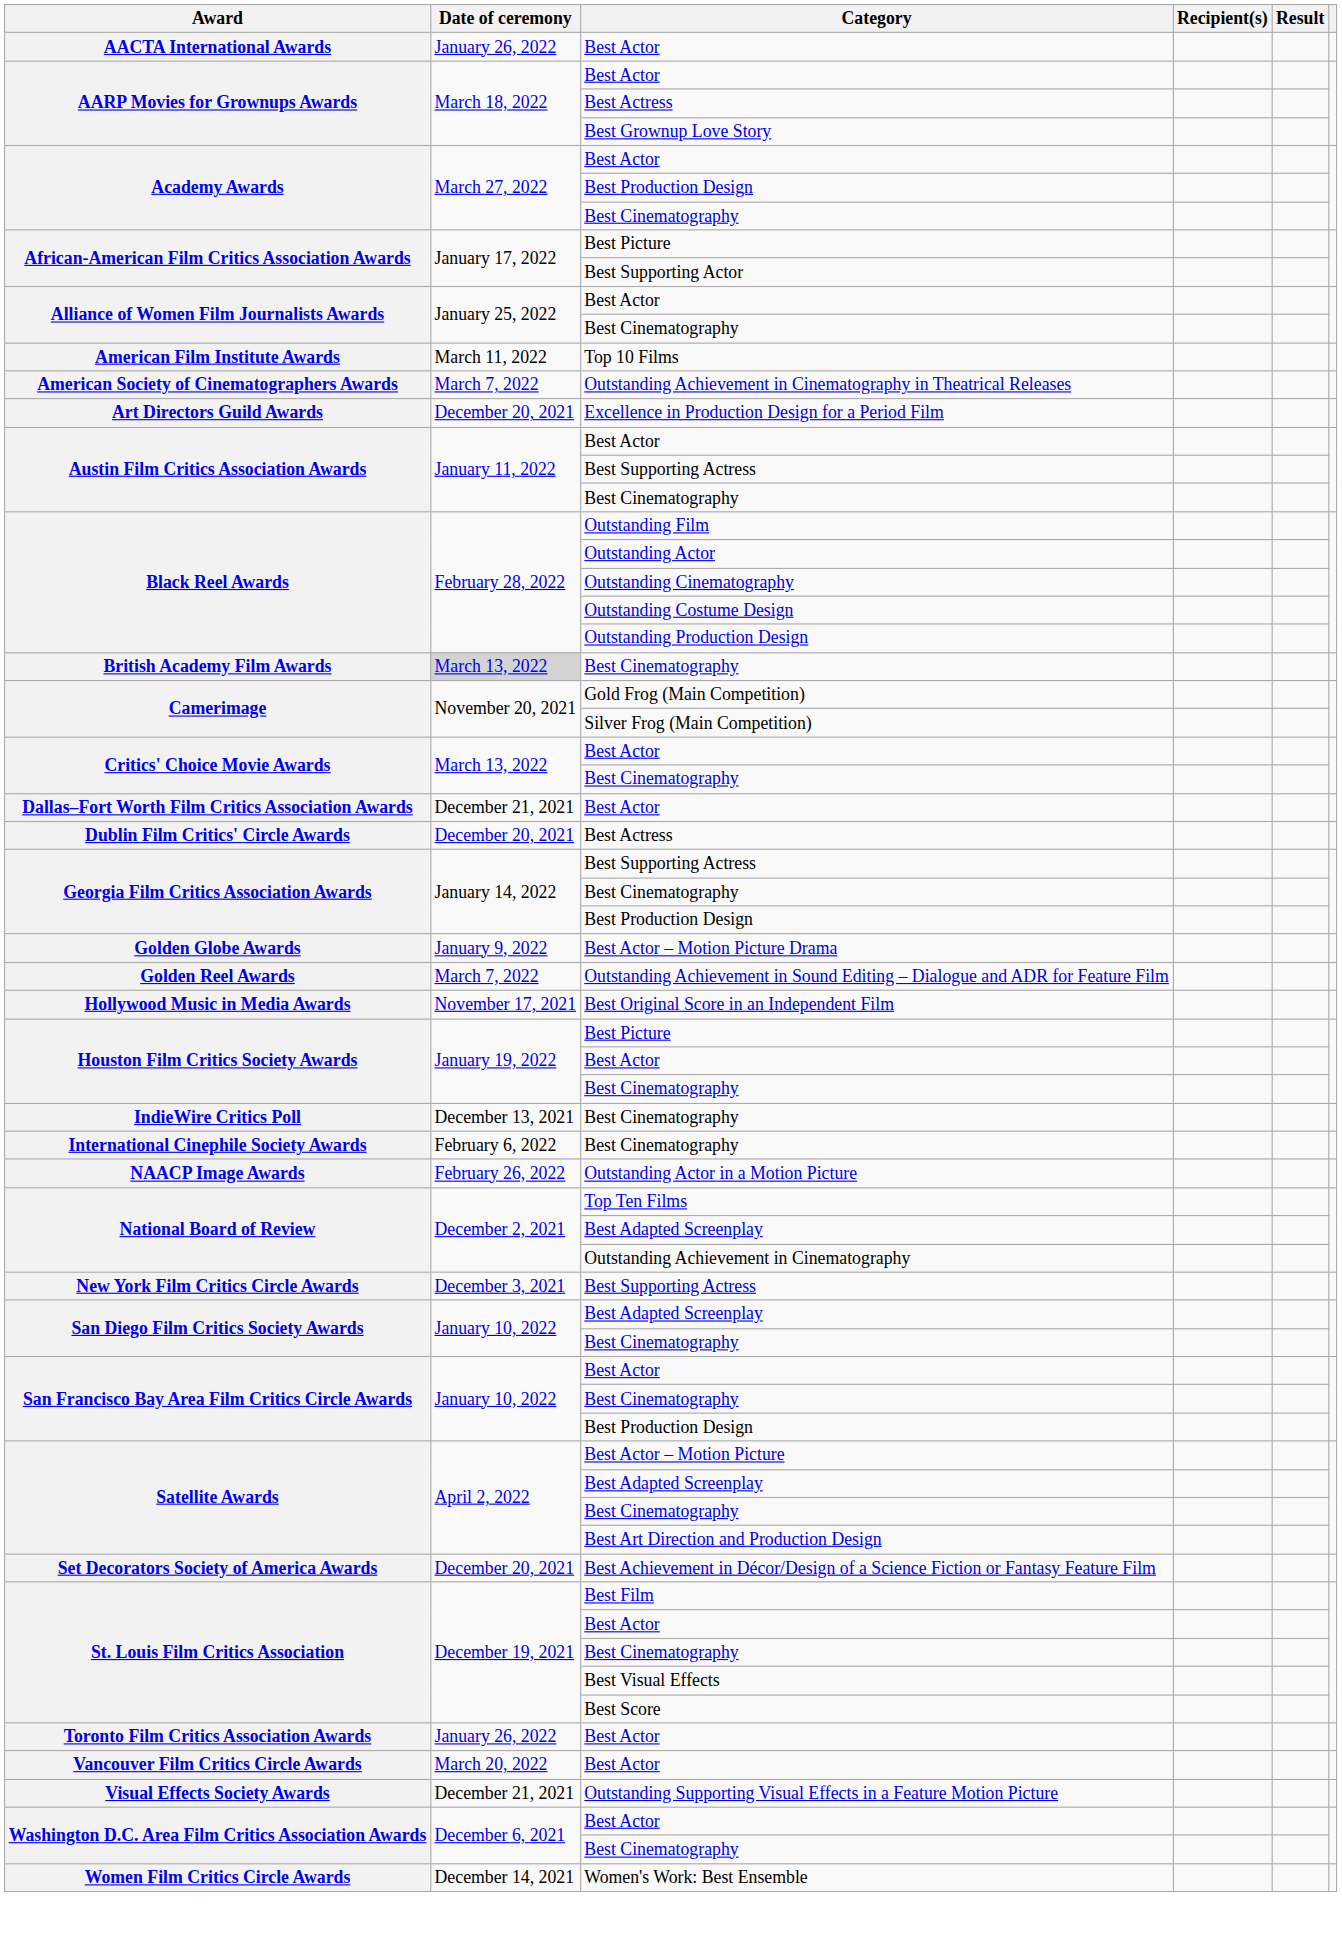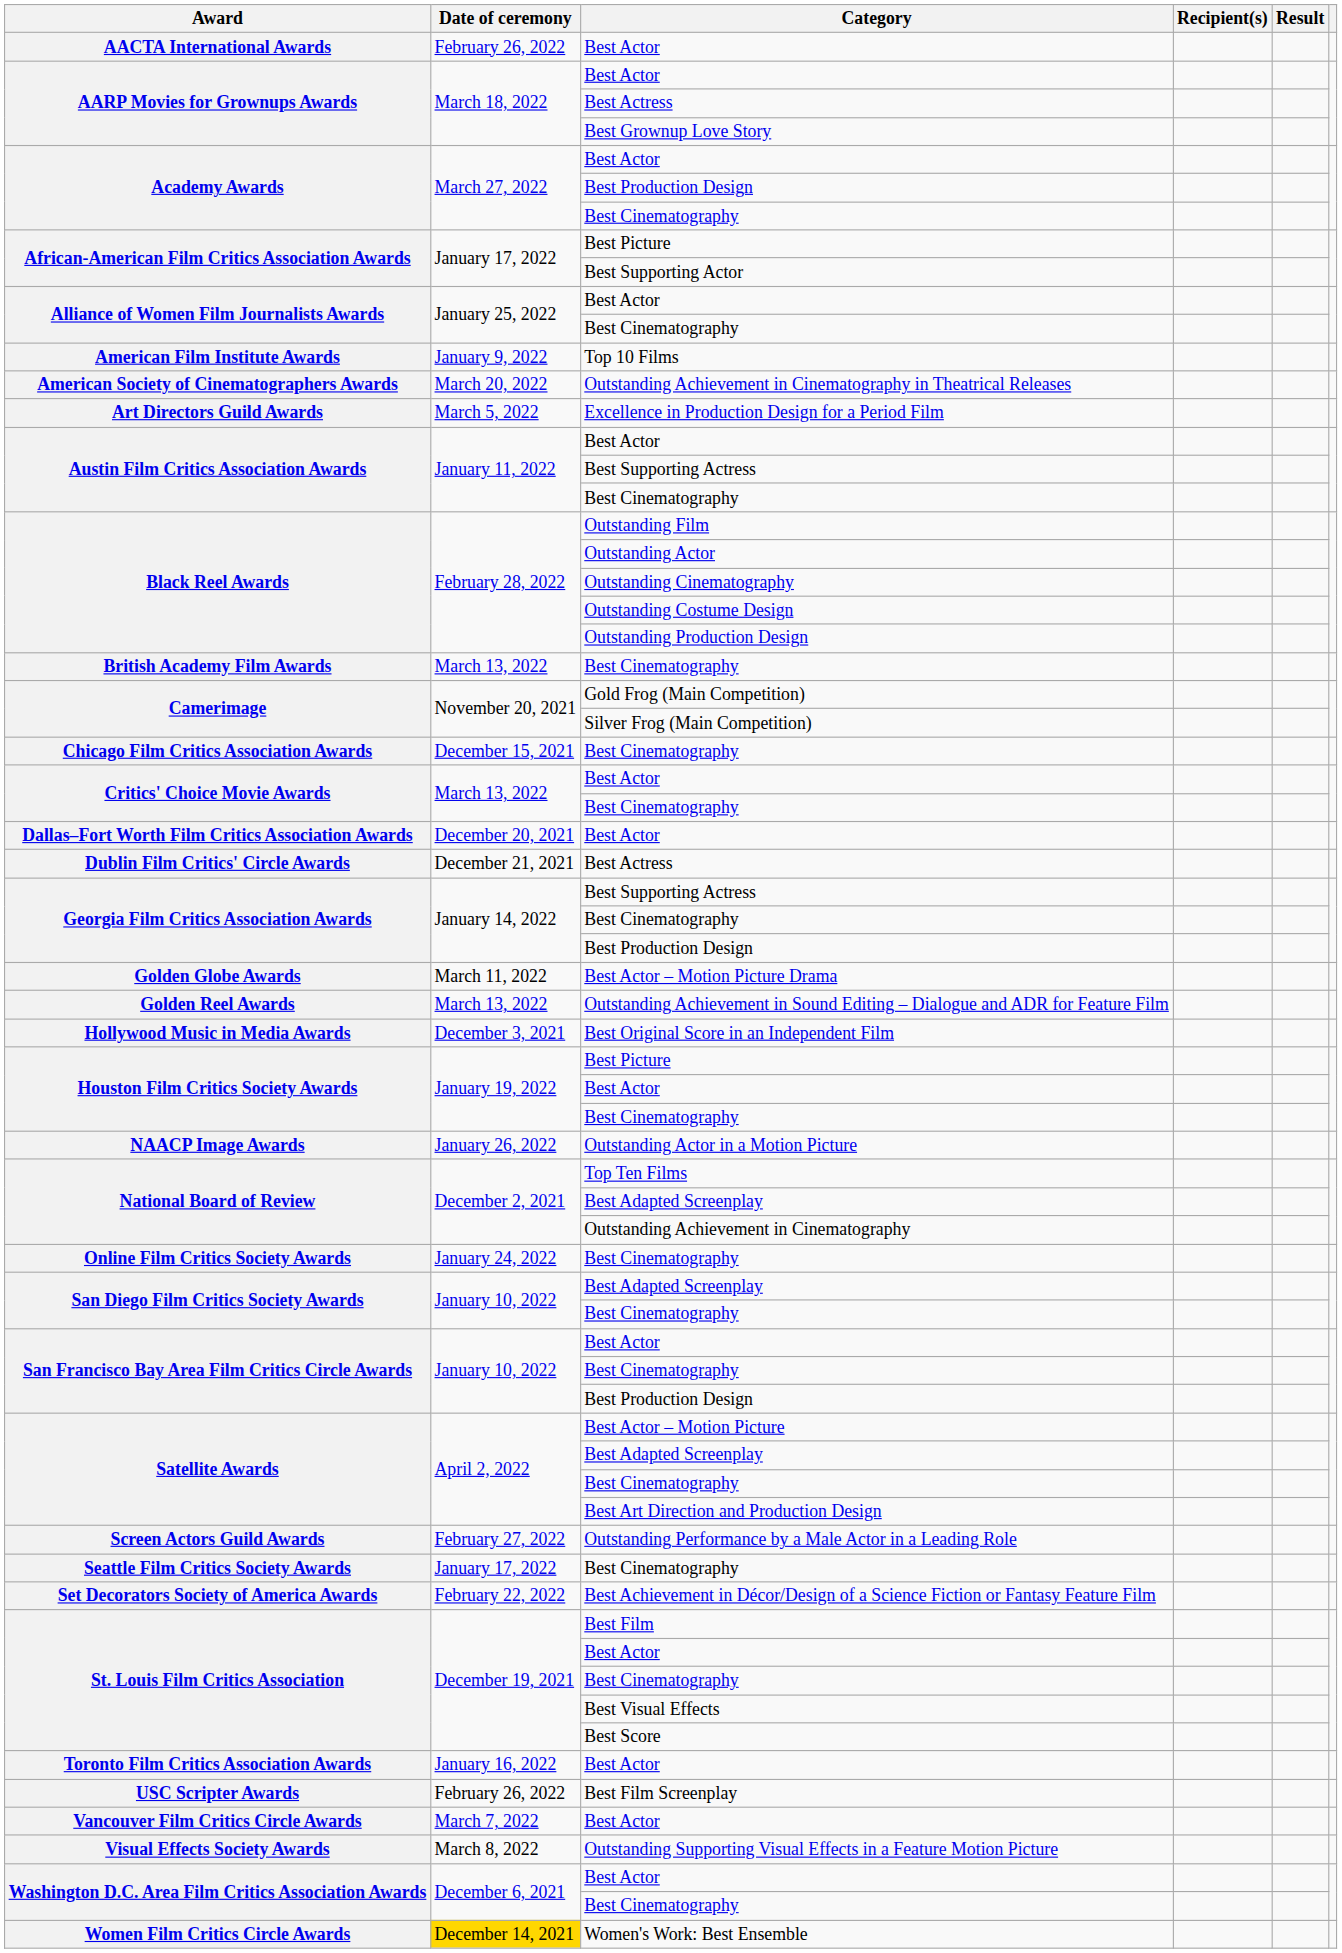(495, 46) January 26, 2022 -> (500, 46) February 26, 2022
(491, 356) March 11, 2022 -> (491, 356) January 9, 2022
(487, 384) March 7, 2022 -> (491, 384) March 20, 2022
(504, 412) December 20, 2021 -> (487, 412) March 5, 2022
(491, 666) lightgrey background -> (491, 666) no background
+ row: (218, 750)
(504, 807) December 21, 2021 -> (504, 835) December 20, 2021
(504, 835) December 20, 2021 -> (504, 863) December 21, 2021
(491, 948) January 9, 2022 -> (491, 976) March 11, 2022
(487, 976) March 7, 2022 -> (491, 1004) March 13, 2022
(505, 1004) November 17, 2021 -> (500, 1032) December 3, 2021
- row: (217, 1117)
- row: (217, 1145)
(500, 1173) February 26, 2022 -> (495, 1145) January 26, 2022
- row: (217, 1286)
+ row: (217, 1257)
+ row: (218, 1539)
+ row: (217, 1567)
(504, 1567) December 20, 2021 -> (500, 1595) February 22, 2022
(495, 1736) January 26, 2022 -> (495, 1764) January 16, 2022
+ row: (218, 1793)
(491, 1764) March 20, 2022 -> (487, 1821) March 7, 2022
(504, 1793) December 21, 2021 -> (487, 1849) March 8, 2022
(504, 1877) no background -> (504, 1933) gold background
